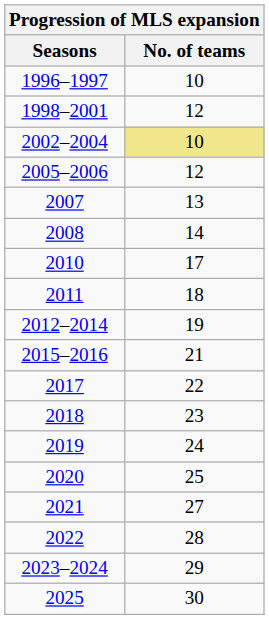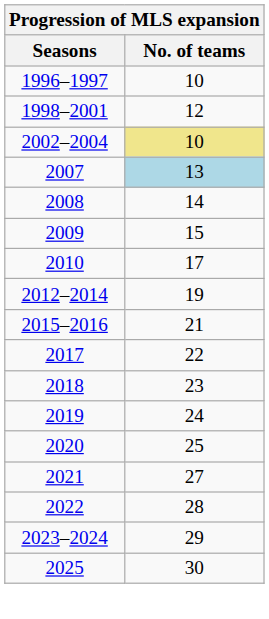- row: (65, 172)
(194, 202) no background -> (194, 172) lightblue background
+ row: (65, 233)
- row: (65, 293)
